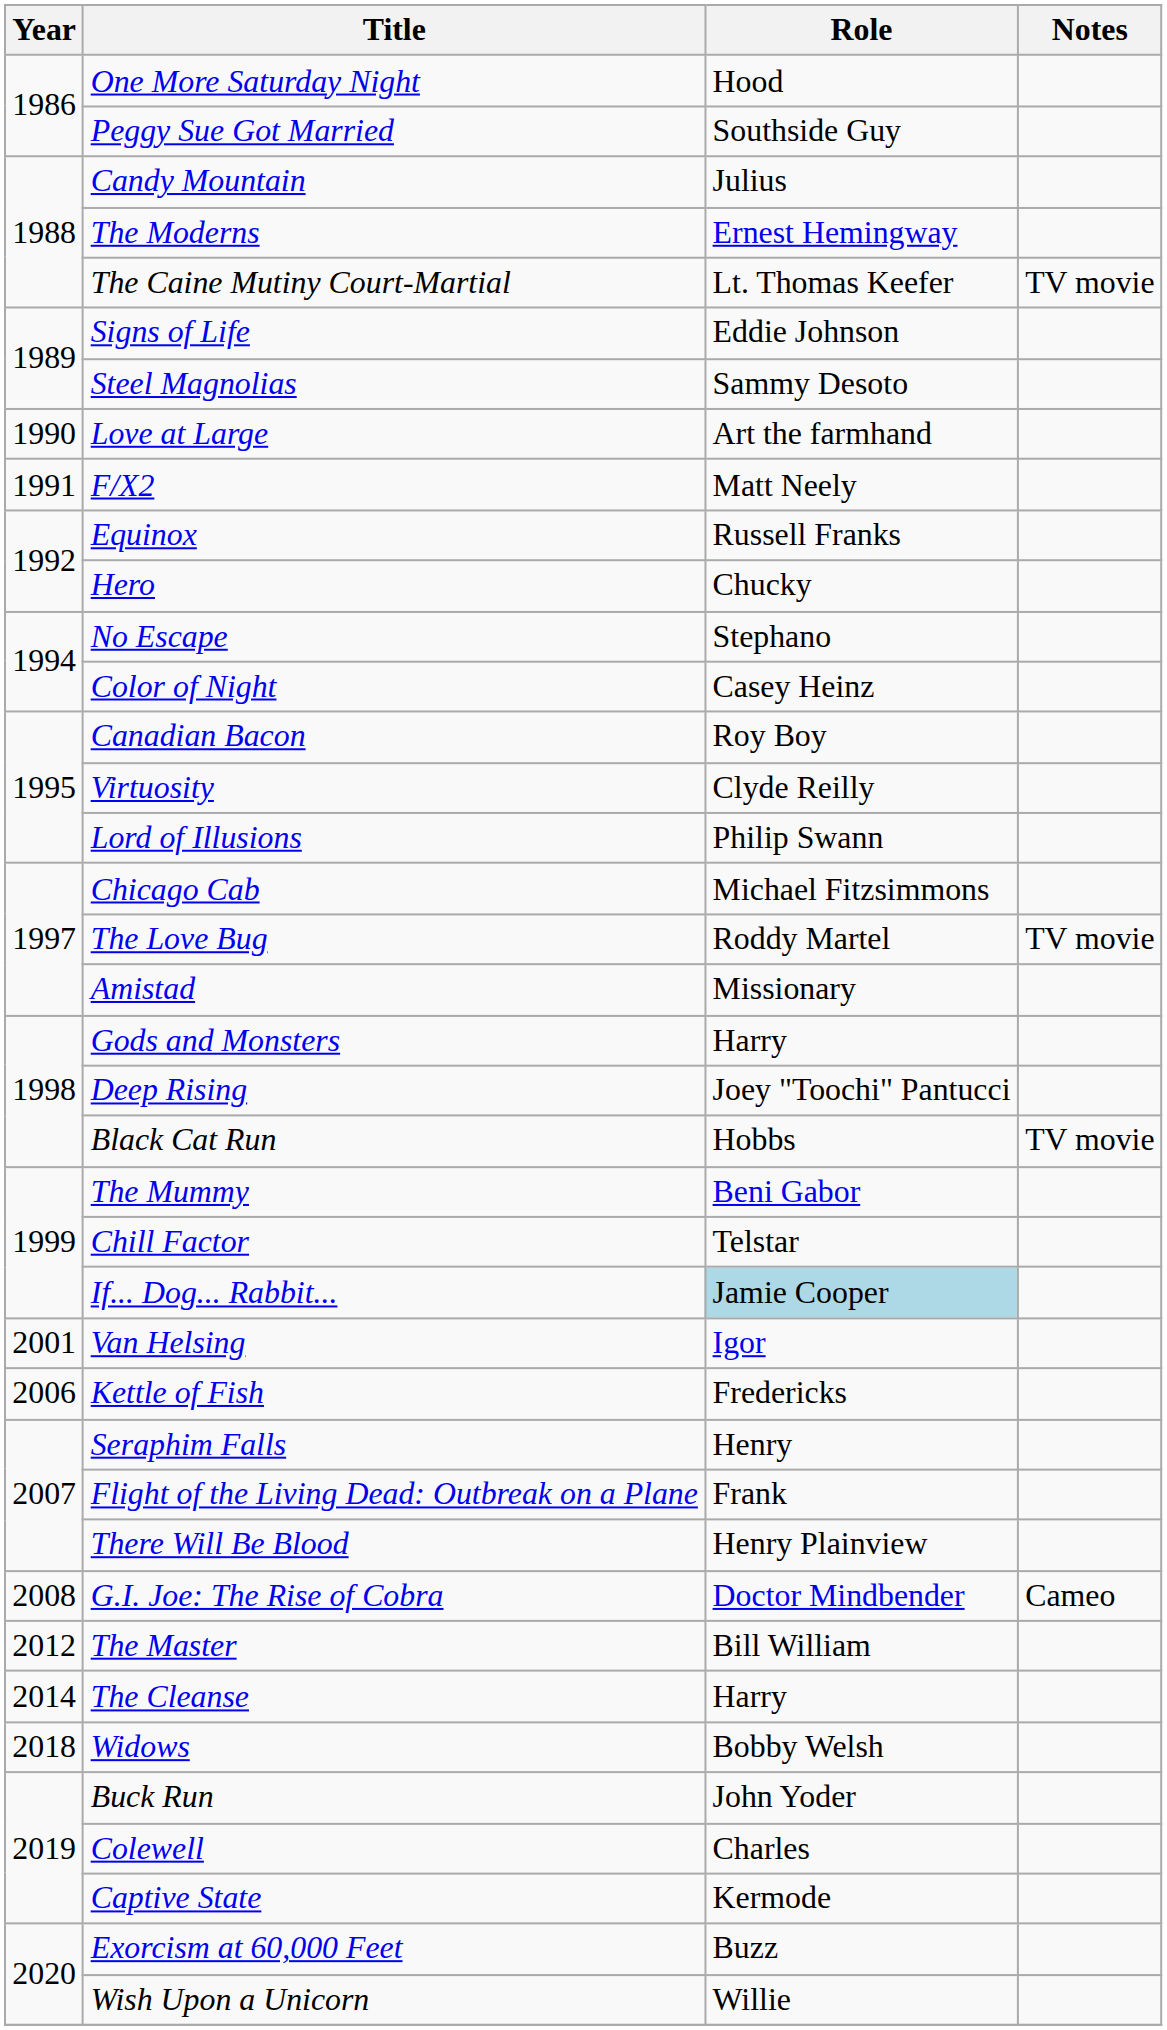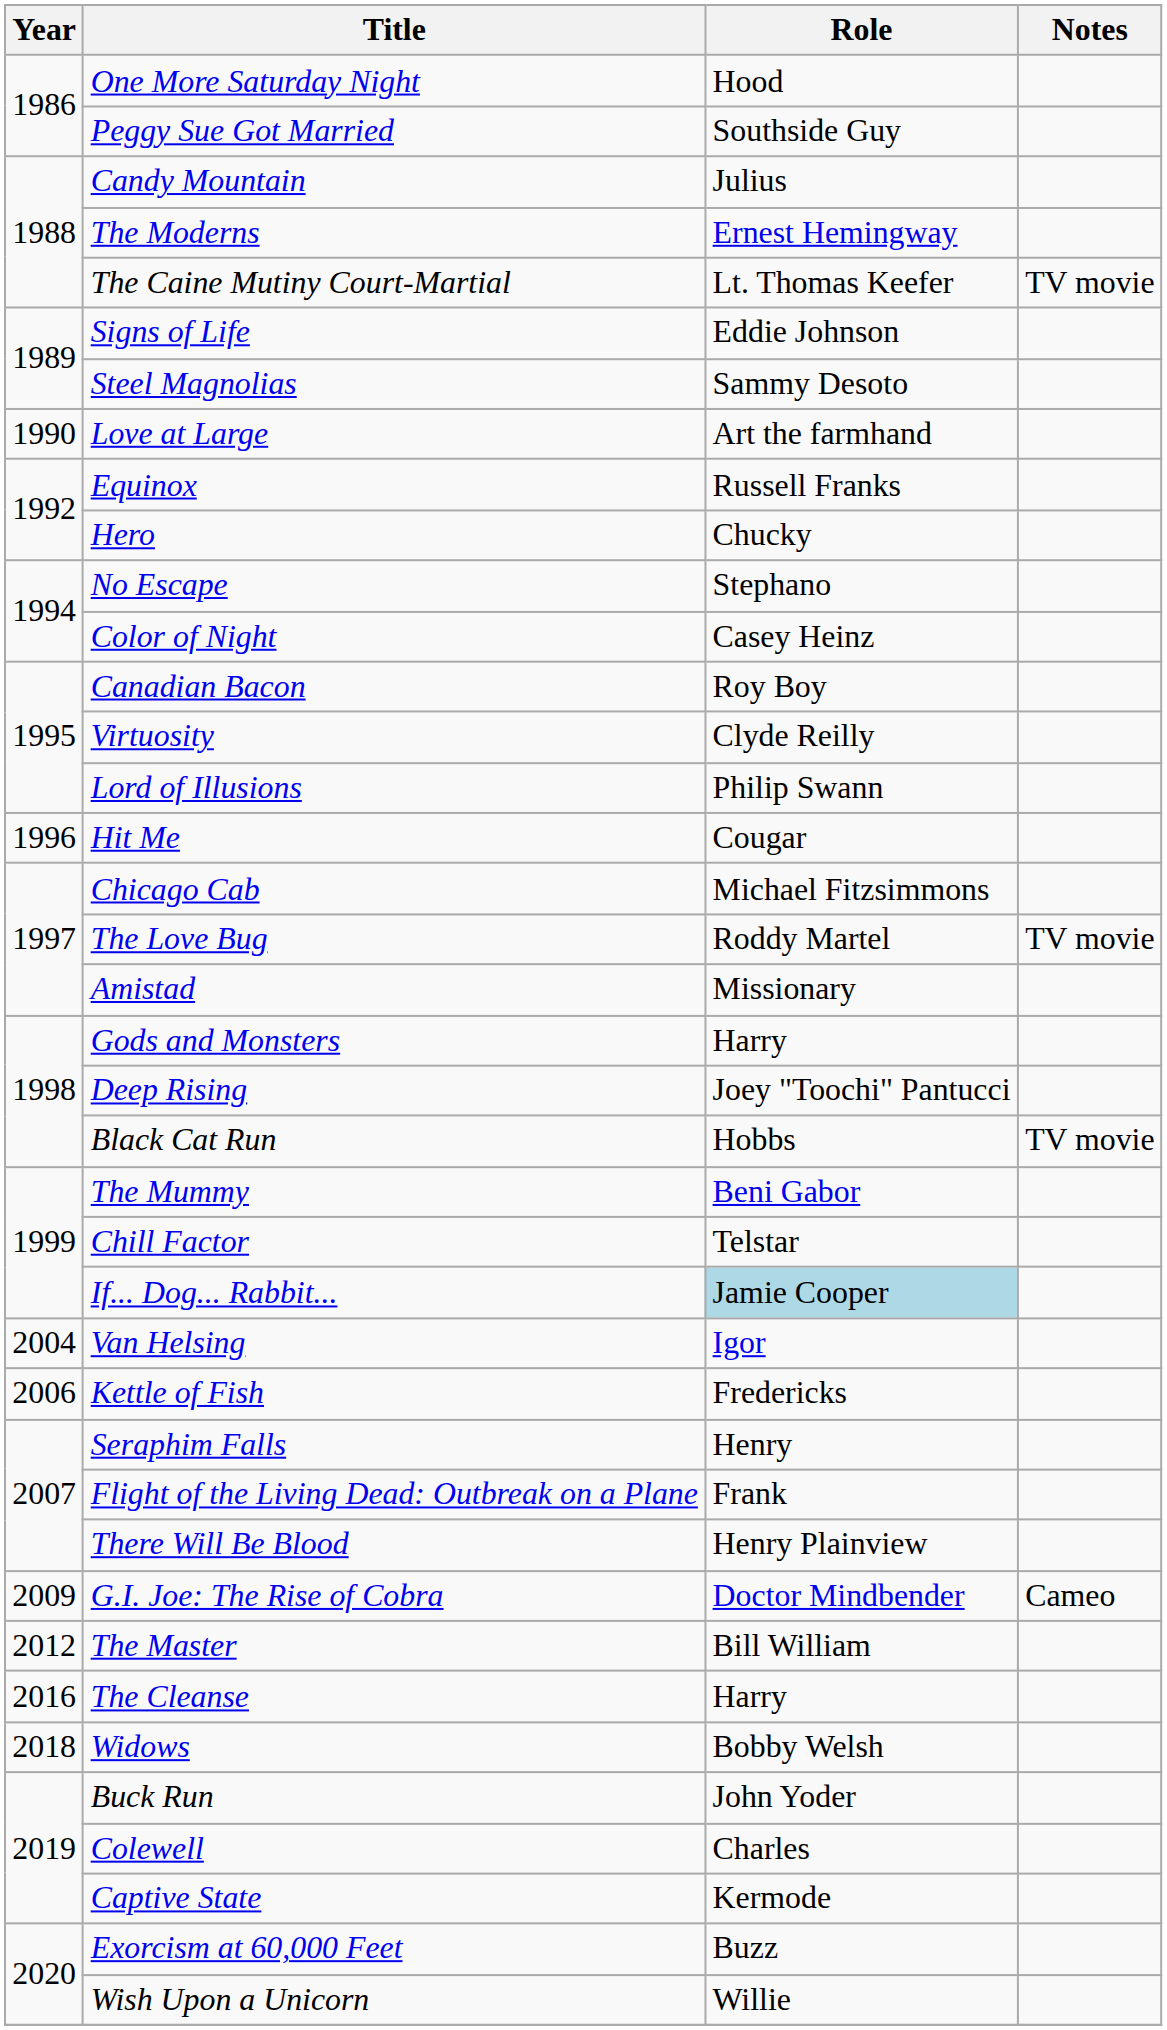- row: (123, 484)
+ row: (135, 837)
(44, 1342) 2001 -> (44, 1342) 2004
(44, 1595) 2008 -> (44, 1595) 2009
(44, 1696) 2014 -> (44, 1696) 2016
